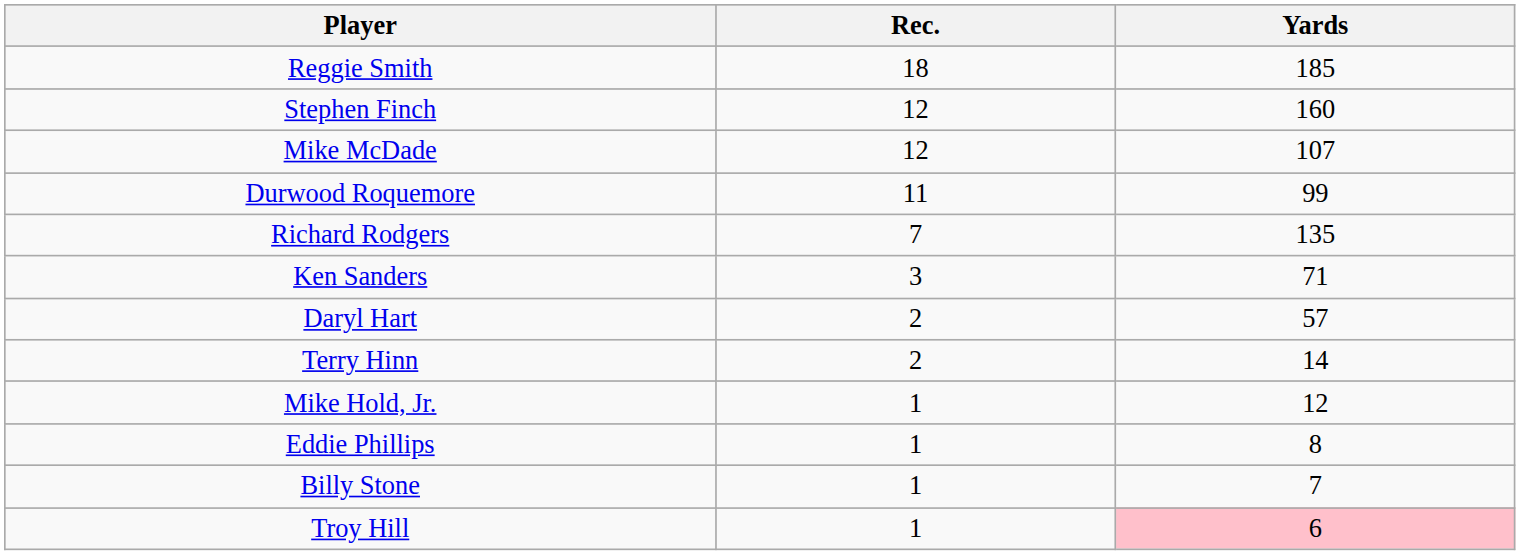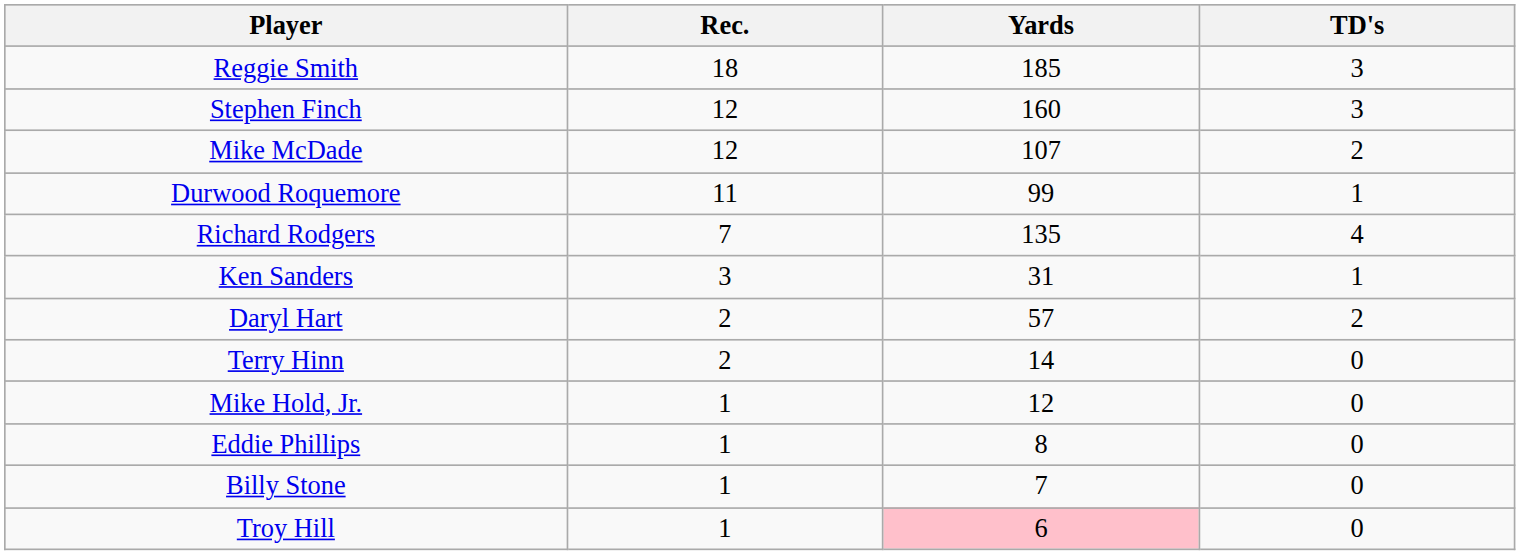+ column: (1357, 25)
(1315, 276) 71 -> (1041, 276) 31
